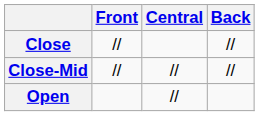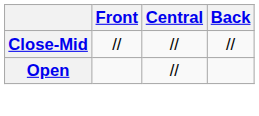- row: (48, 44)
